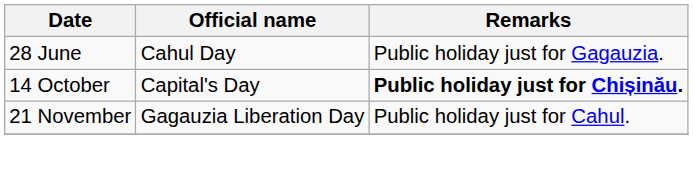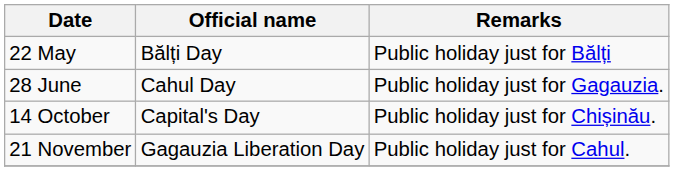+ row: (43, 52)
(528, 85) bold -> (515, 117) normal
